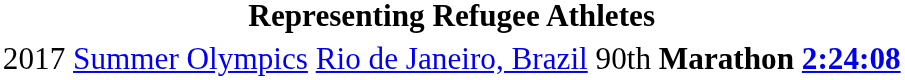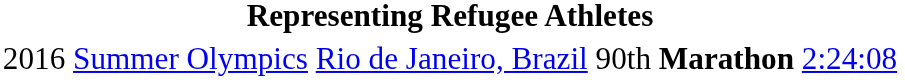(34, 58) 2017 -> (34, 58) 2016
(851, 58) bold -> (850, 58) normal
